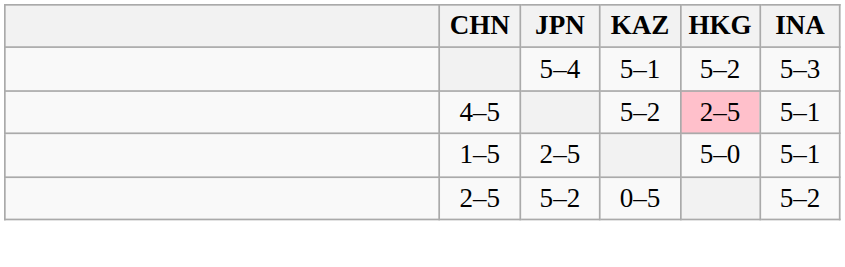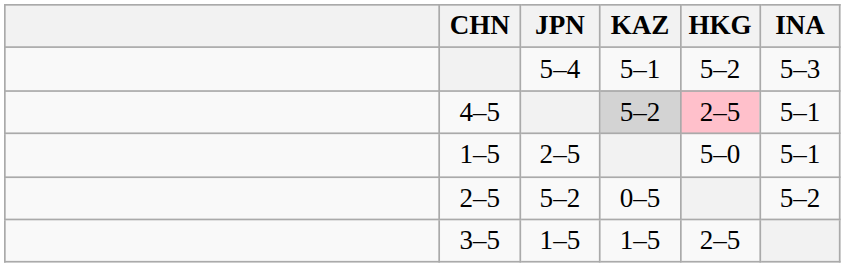(640, 111) no background -> (640, 111) lightgrey background
+ row: (480, 240)
